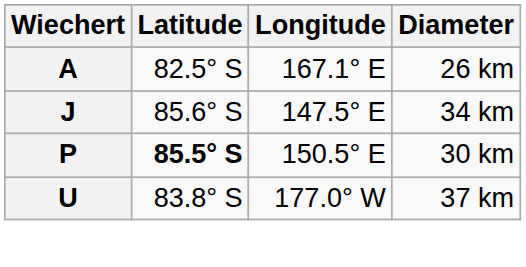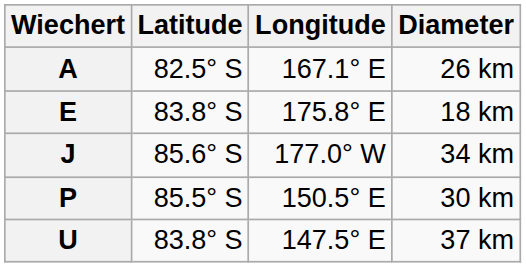+ row: (68, 111)
(334, 111) 147.5° E -> (330, 154) 177.0° W
(198, 154) bold -> (198, 197) normal
(330, 197) 177.0° W -> (334, 240) 147.5° E
